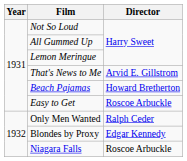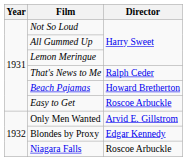(142, 73) Arvid E. Gillstrom -> (130, 73) Ralph Ceder
(130, 118) Ralph Ceder -> (142, 118) Arvid E. Gillstrom
